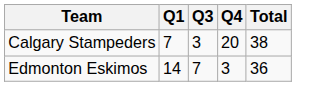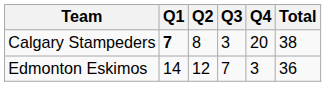+ column: (203, 17)
(167, 42) normal -> (167, 42) bold
